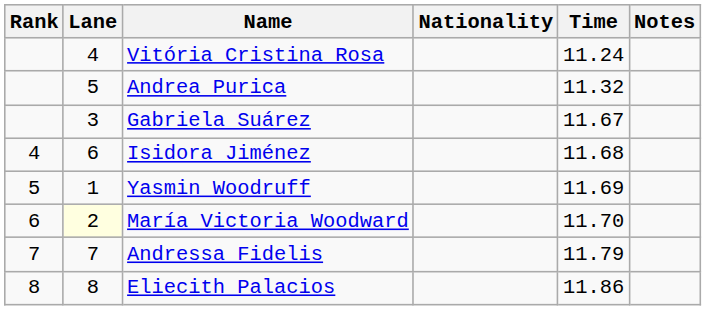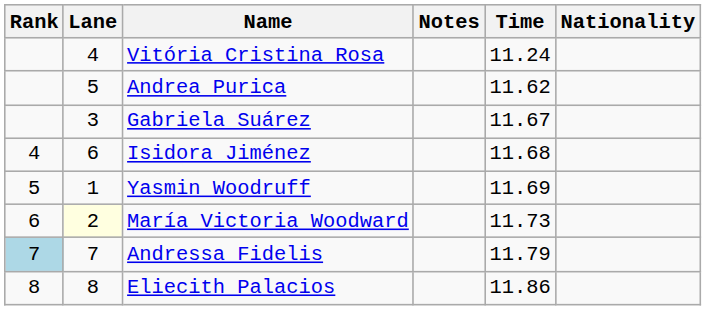columns swapped: (486, 21) <-> (665, 21)
(594, 88) 11.32 -> (520, 88) 11.62
(594, 221) 11.70 -> (520, 221) 11.73
(34, 254) no background -> (34, 254) lightblue background
